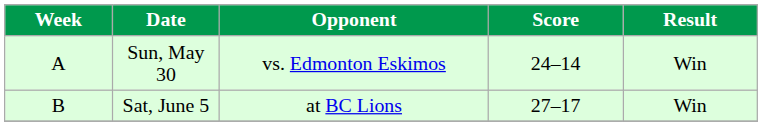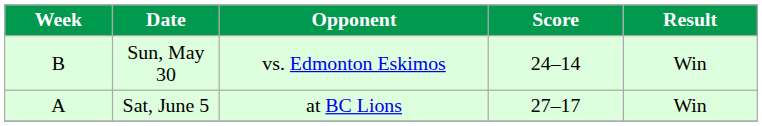(58, 62) A -> (58, 62) B
(58, 105) B -> (58, 105) A
